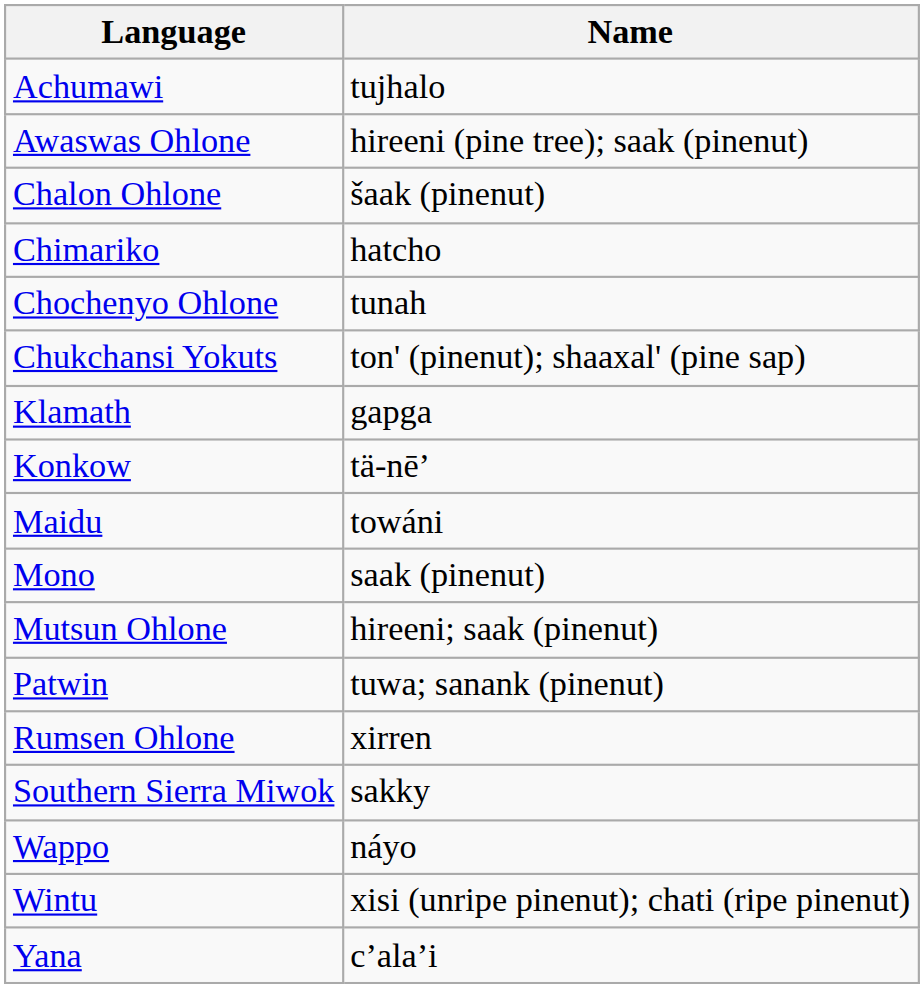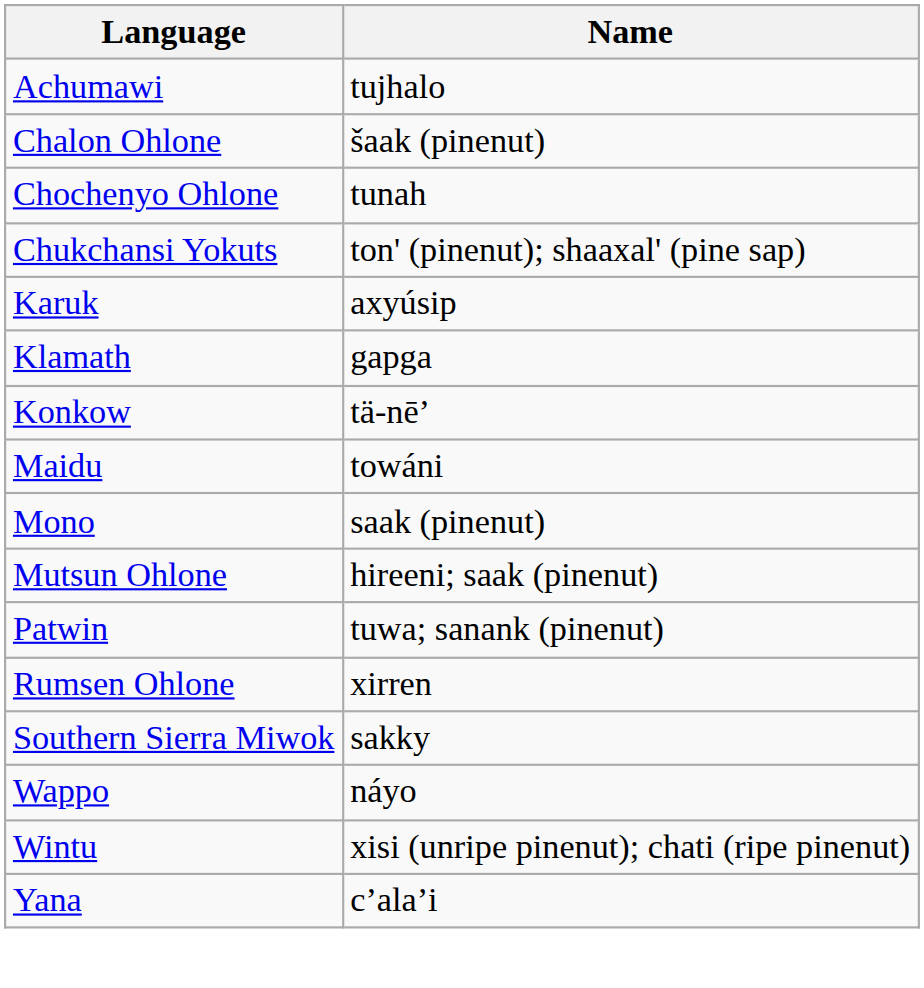- row: (132, 140)
- row: (86, 248)
+ row: (56, 303)
